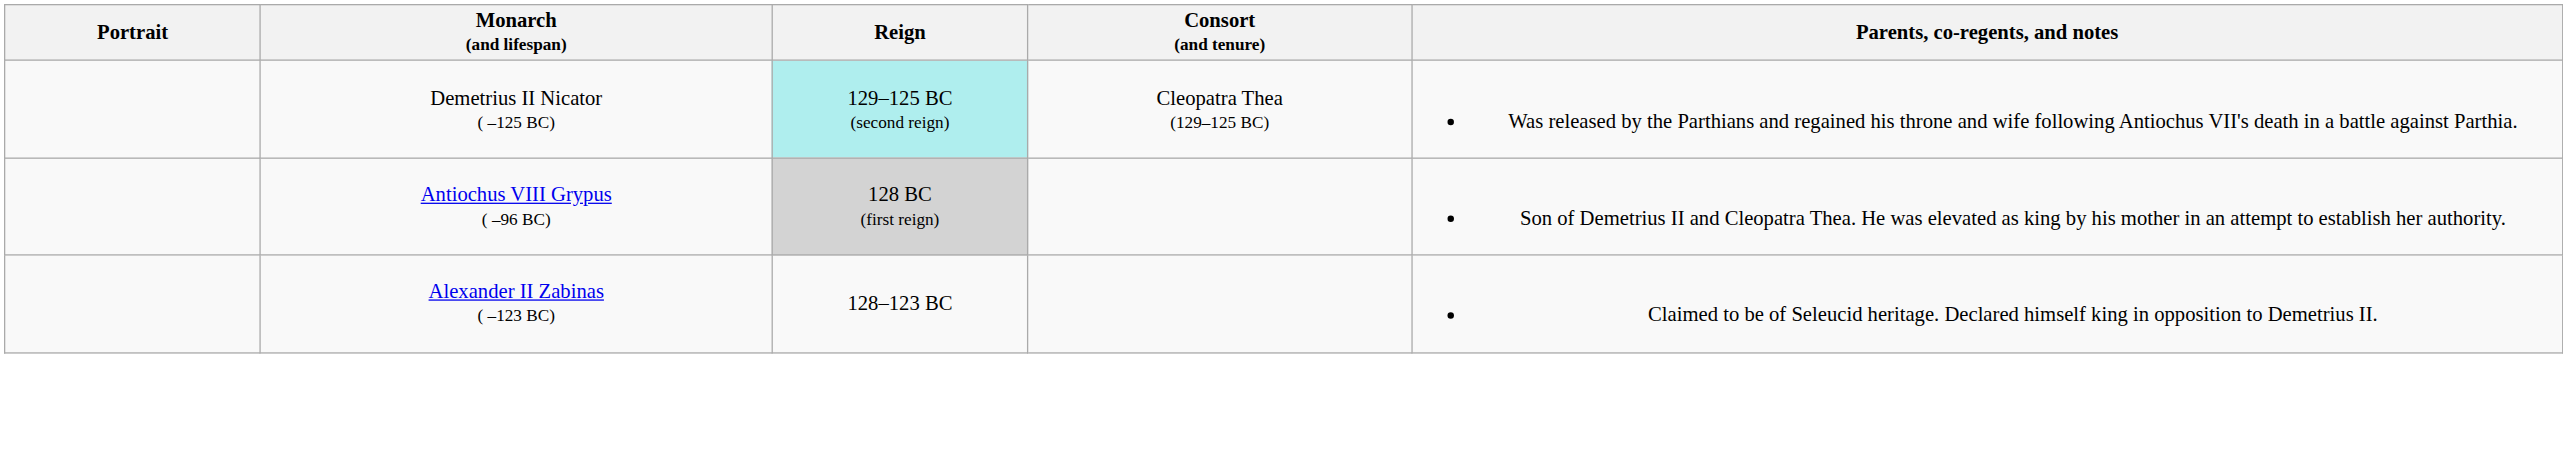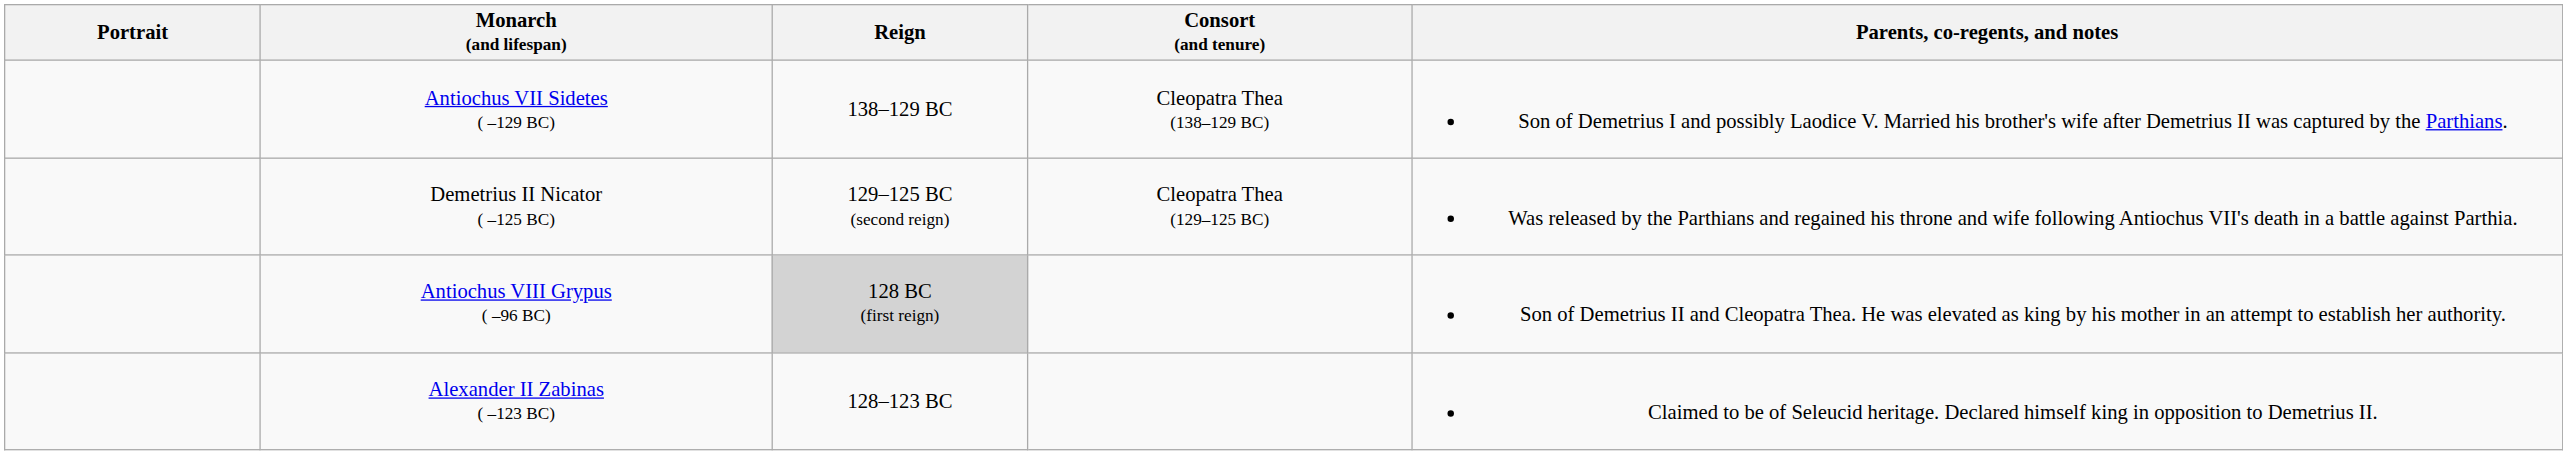+ row: (516, 109)
(900, 109) paleturquoise background -> (900, 206) no background
